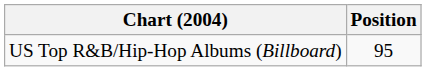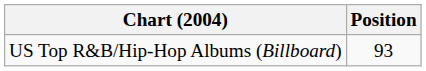(384, 50) 95 -> (384, 50) 93
